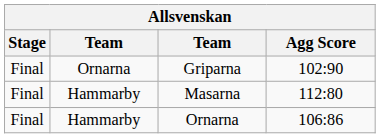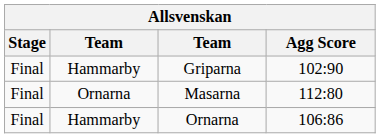(104, 68) Ornarna -> (104, 68) Hammarby
(104, 94) Hammarby -> (104, 94) Ornarna
